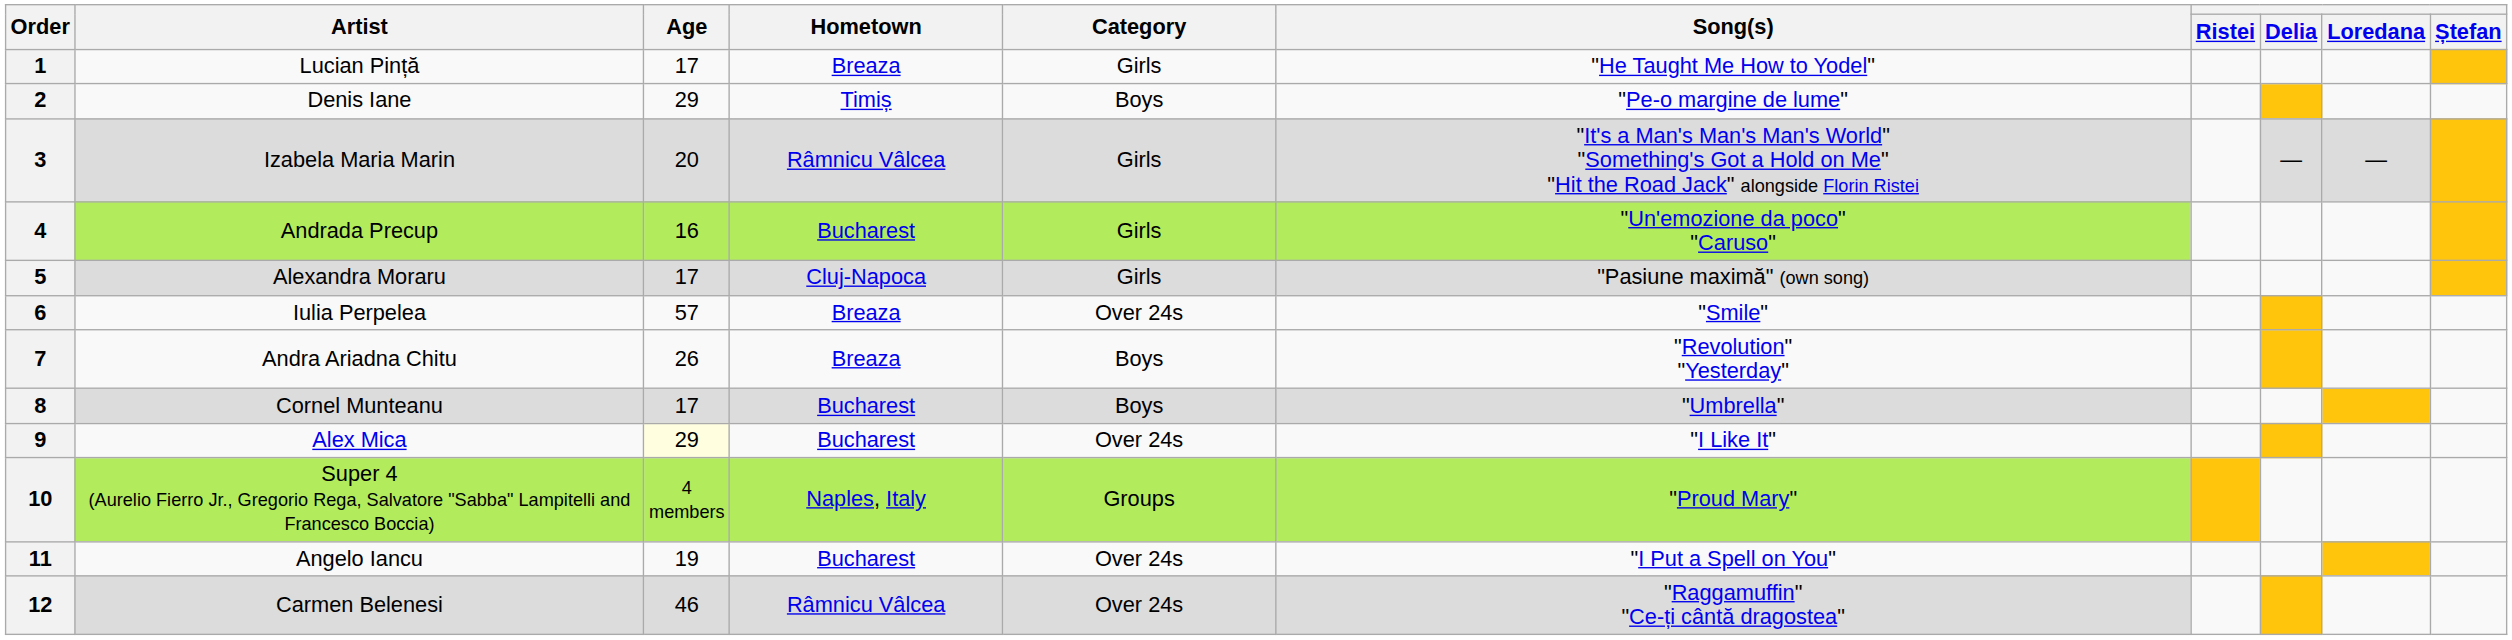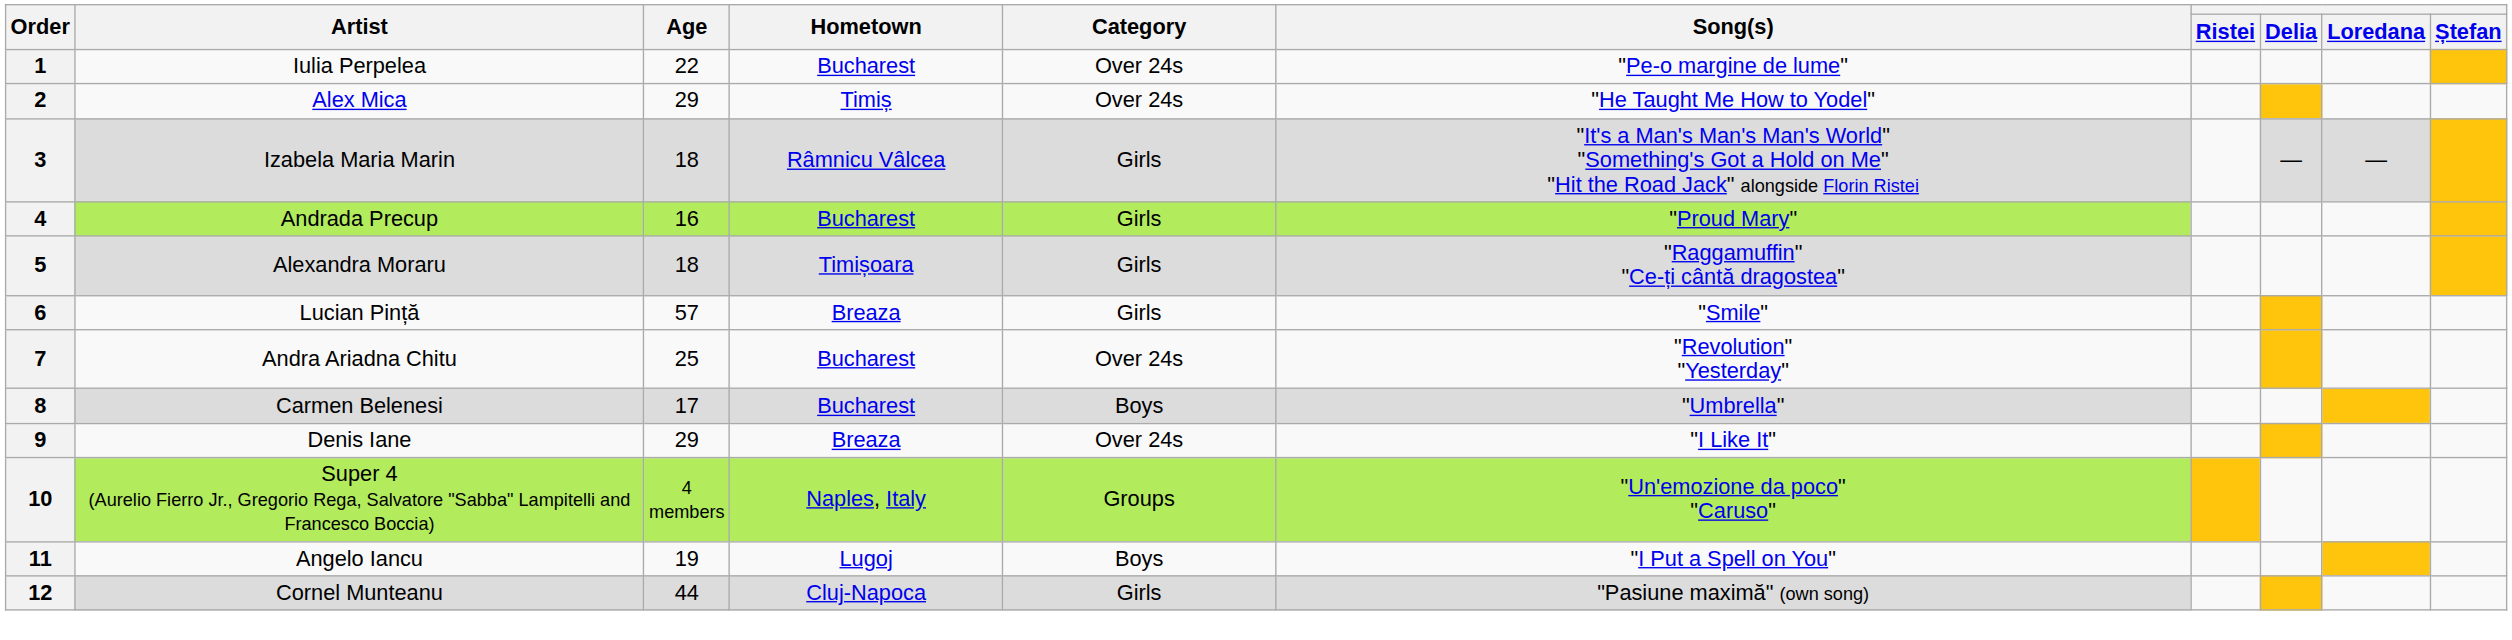(359, 66) Lucian Pință -> (359, 66) Iulia Perpelea
(687, 66) 17 -> (687, 66) 22
(866, 66) Breaza -> (866, 66) Bucharest
(1139, 66) Girls -> (1139, 66) Over 24s
(1733, 66) "He Taught Me How to Yodel" -> (1733, 66) "Pe-o margine de lume"
(359, 100) Denis Iane -> (359, 100) Alex Mica
(1139, 100) Boys -> (1139, 100) Over 24s
(1733, 100) "Pe-o margine de lume" -> (1733, 100) "He Taught Me How to Yodel"
(687, 159) 20 -> (687, 159) 18
(1733, 231) "Un'emozione da poco" "Caruso" -> (1733, 218) "Proud Mary"
(687, 277) 17 -> (687, 265) 18
(866, 277) Cluj-Napoca -> (866, 265) Timișoara
(1733, 277) "Pasiune maximă" (own song) -> (1733, 265) "Raggamuffin" "Ce-ți cântă dragostea"
(359, 312) Iulia Perpelea -> (359, 312) Lucian Pință
(1139, 312) Over 24s -> (1139, 312) Girls
(687, 359) 26 -> (687, 359) 25
(866, 359) Breaza -> (866, 359) Bucharest
(1139, 359) Boys -> (1139, 359) Over 24s
(359, 405) Cornel Munteanu -> (359, 405) Carmen Belenesi
(359, 440) Alex Mica -> (359, 440) Denis Iane
(687, 440) lightyellow background -> (687, 440) no background
(866, 440) Bucharest -> (866, 440) Breaza
(1733, 499) "Proud Mary" -> (1733, 499) "Un'emozione da poco" "Caruso"
(866, 558) Bucharest -> (866, 558) Lugoj
(1139, 558) Over 24s -> (1139, 558) Boys
(359, 605) Carmen Belenesi -> (359, 592) Cornel Munteanu
(687, 605) 46 -> (687, 592) 44
(866, 605) Râmnicu Vâlcea -> (866, 592) Cluj-Napoca
(1139, 605) Over 24s -> (1139, 592) Girls
(1733, 605) "Raggamuffin" "Ce-ți cântă dragostea" -> (1733, 592) "Pasiune maximă" (own song)
